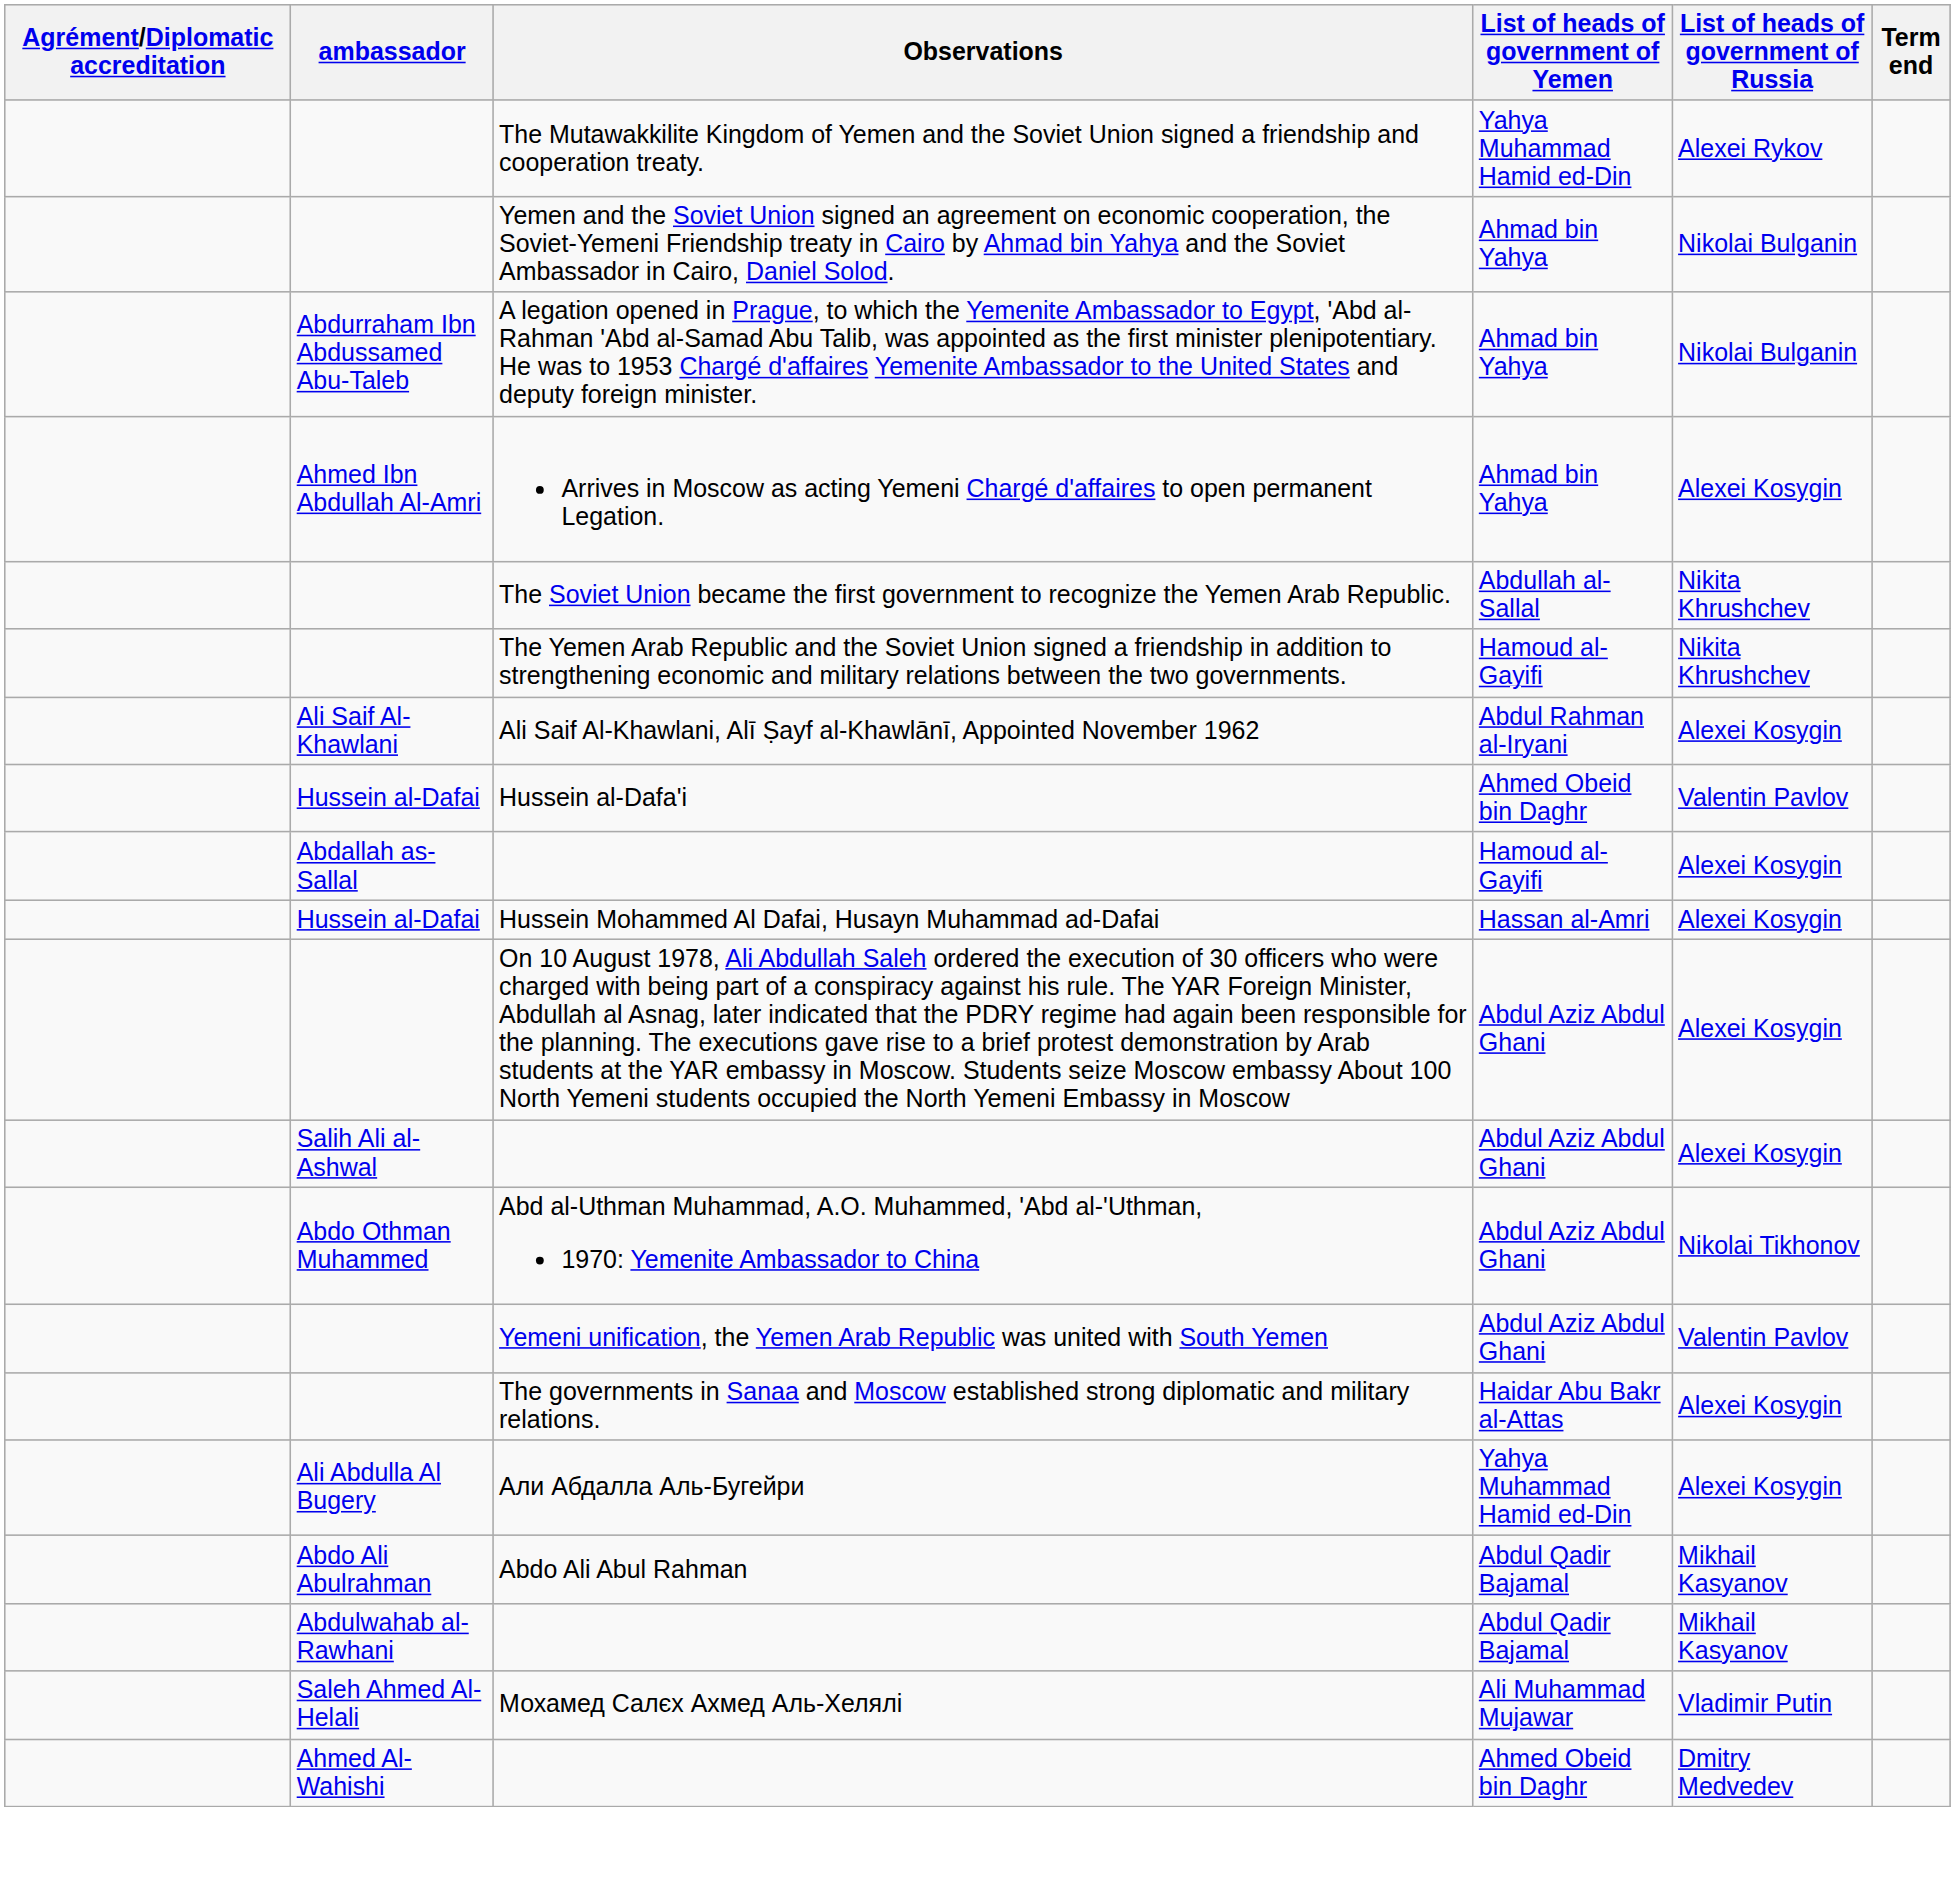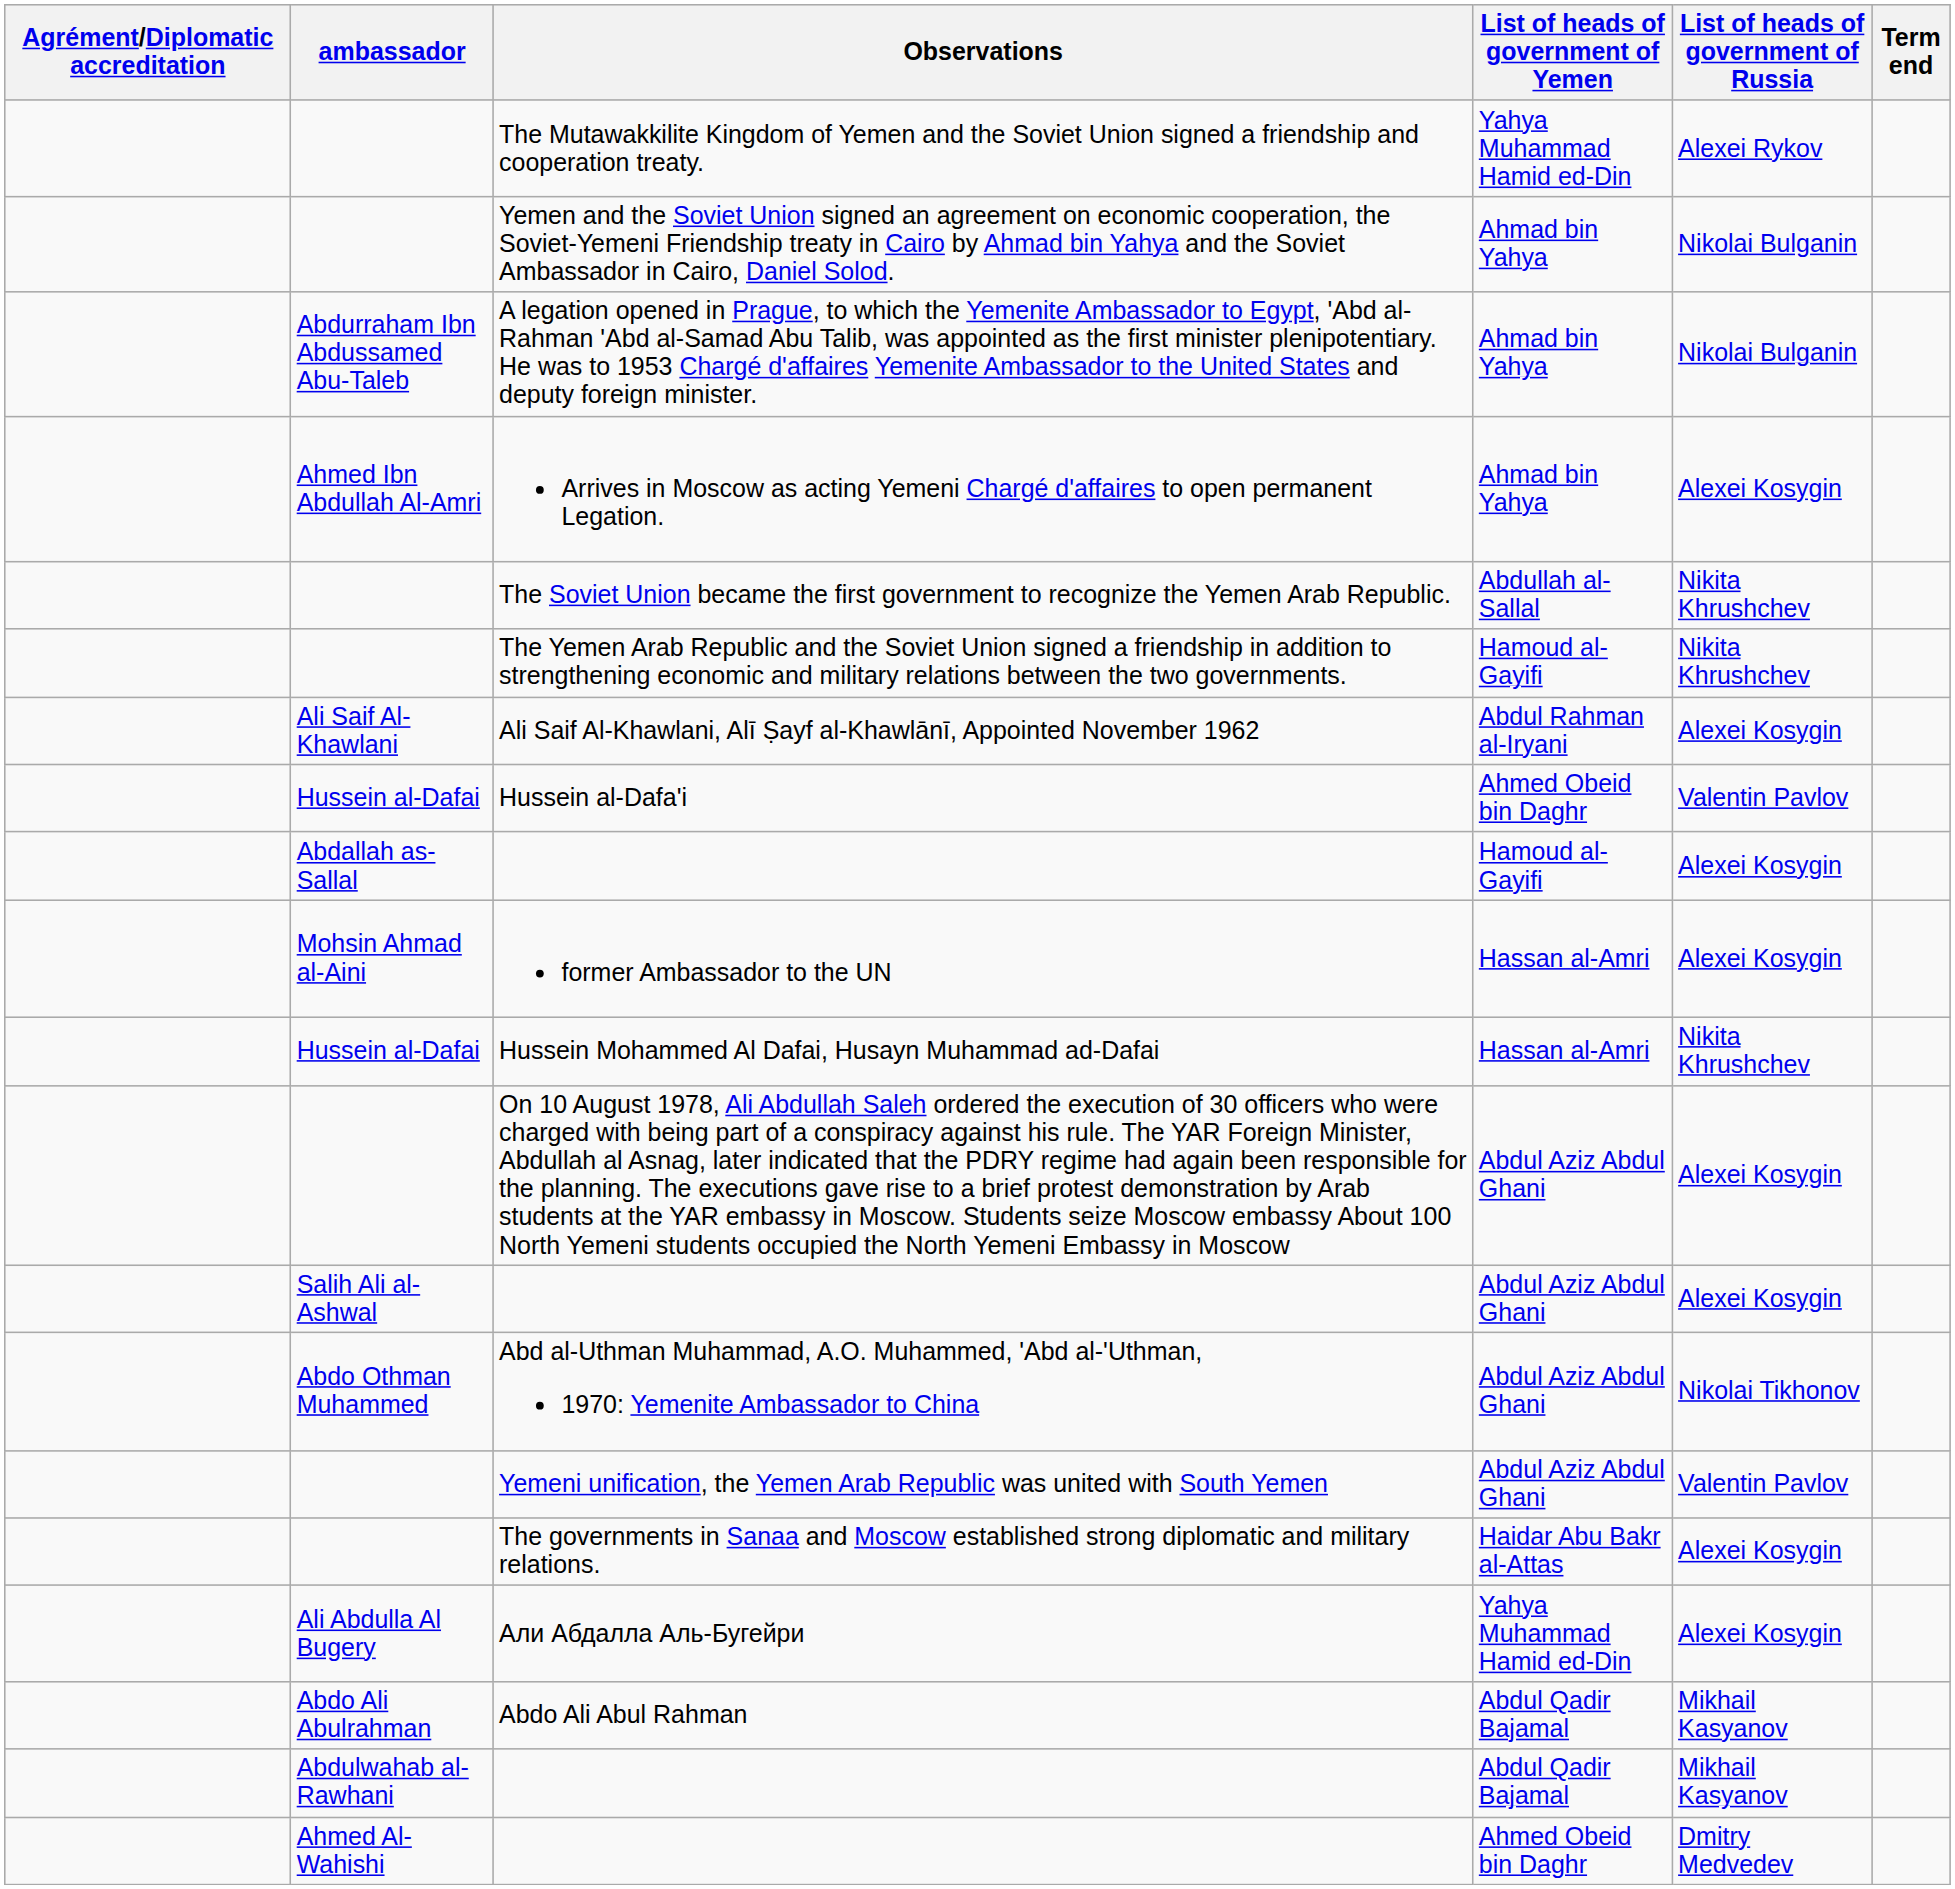+ row: (379, 958)
(1760, 919) Alexei Kosygin -> (1744, 1050) Nikita Khrushchev
- row: (389, 1704)
